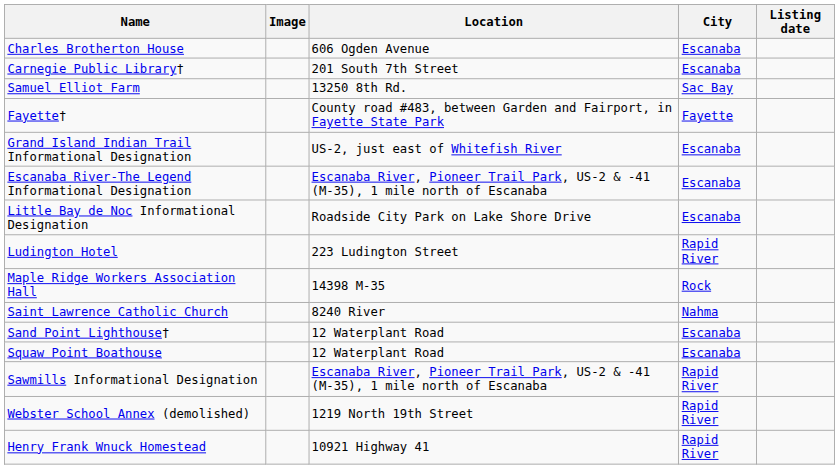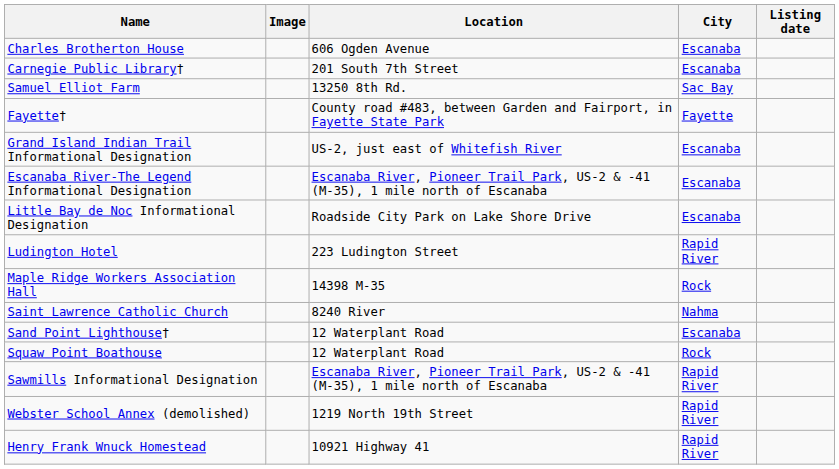(711, 352) Escanaba -> (696, 352) Rock
